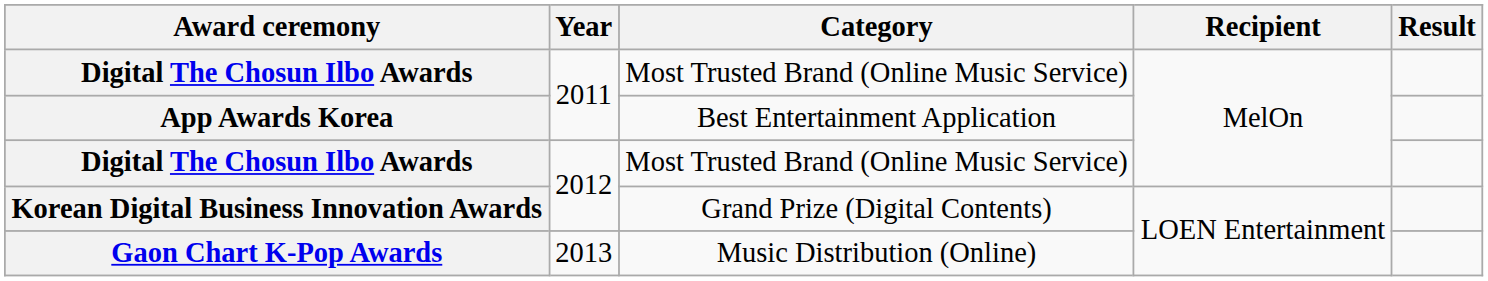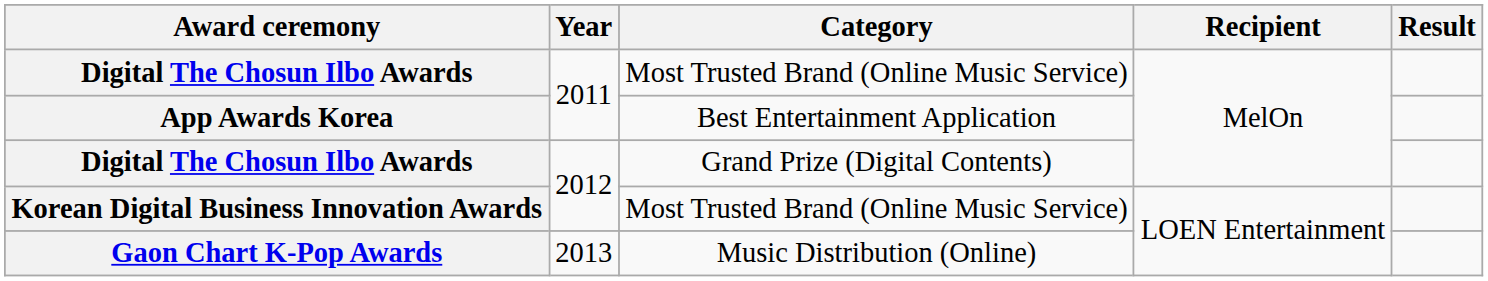(877, 162) Most Trusted Brand (Online Music Service) -> (877, 162) Grand Prize (Digital Contents)
(877, 207) Grand Prize (Digital Contents) -> (877, 207) Most Trusted Brand (Online Music Service)
